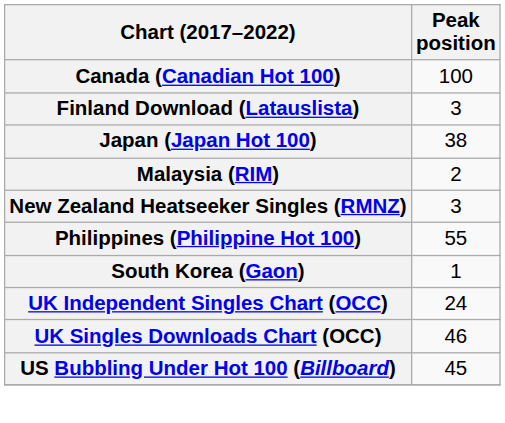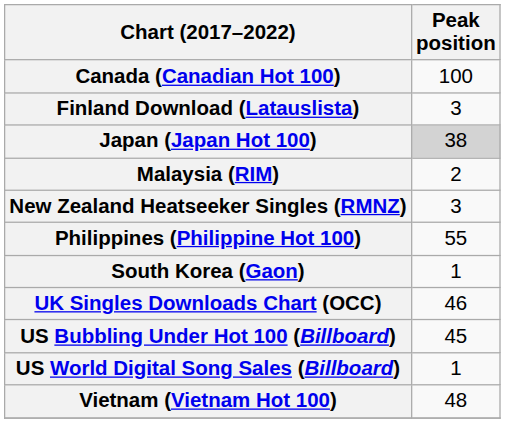(456, 141) no background -> (456, 141) lightgrey background
- row: (208, 303)
+ row: (208, 368)
+ row: (208, 401)
